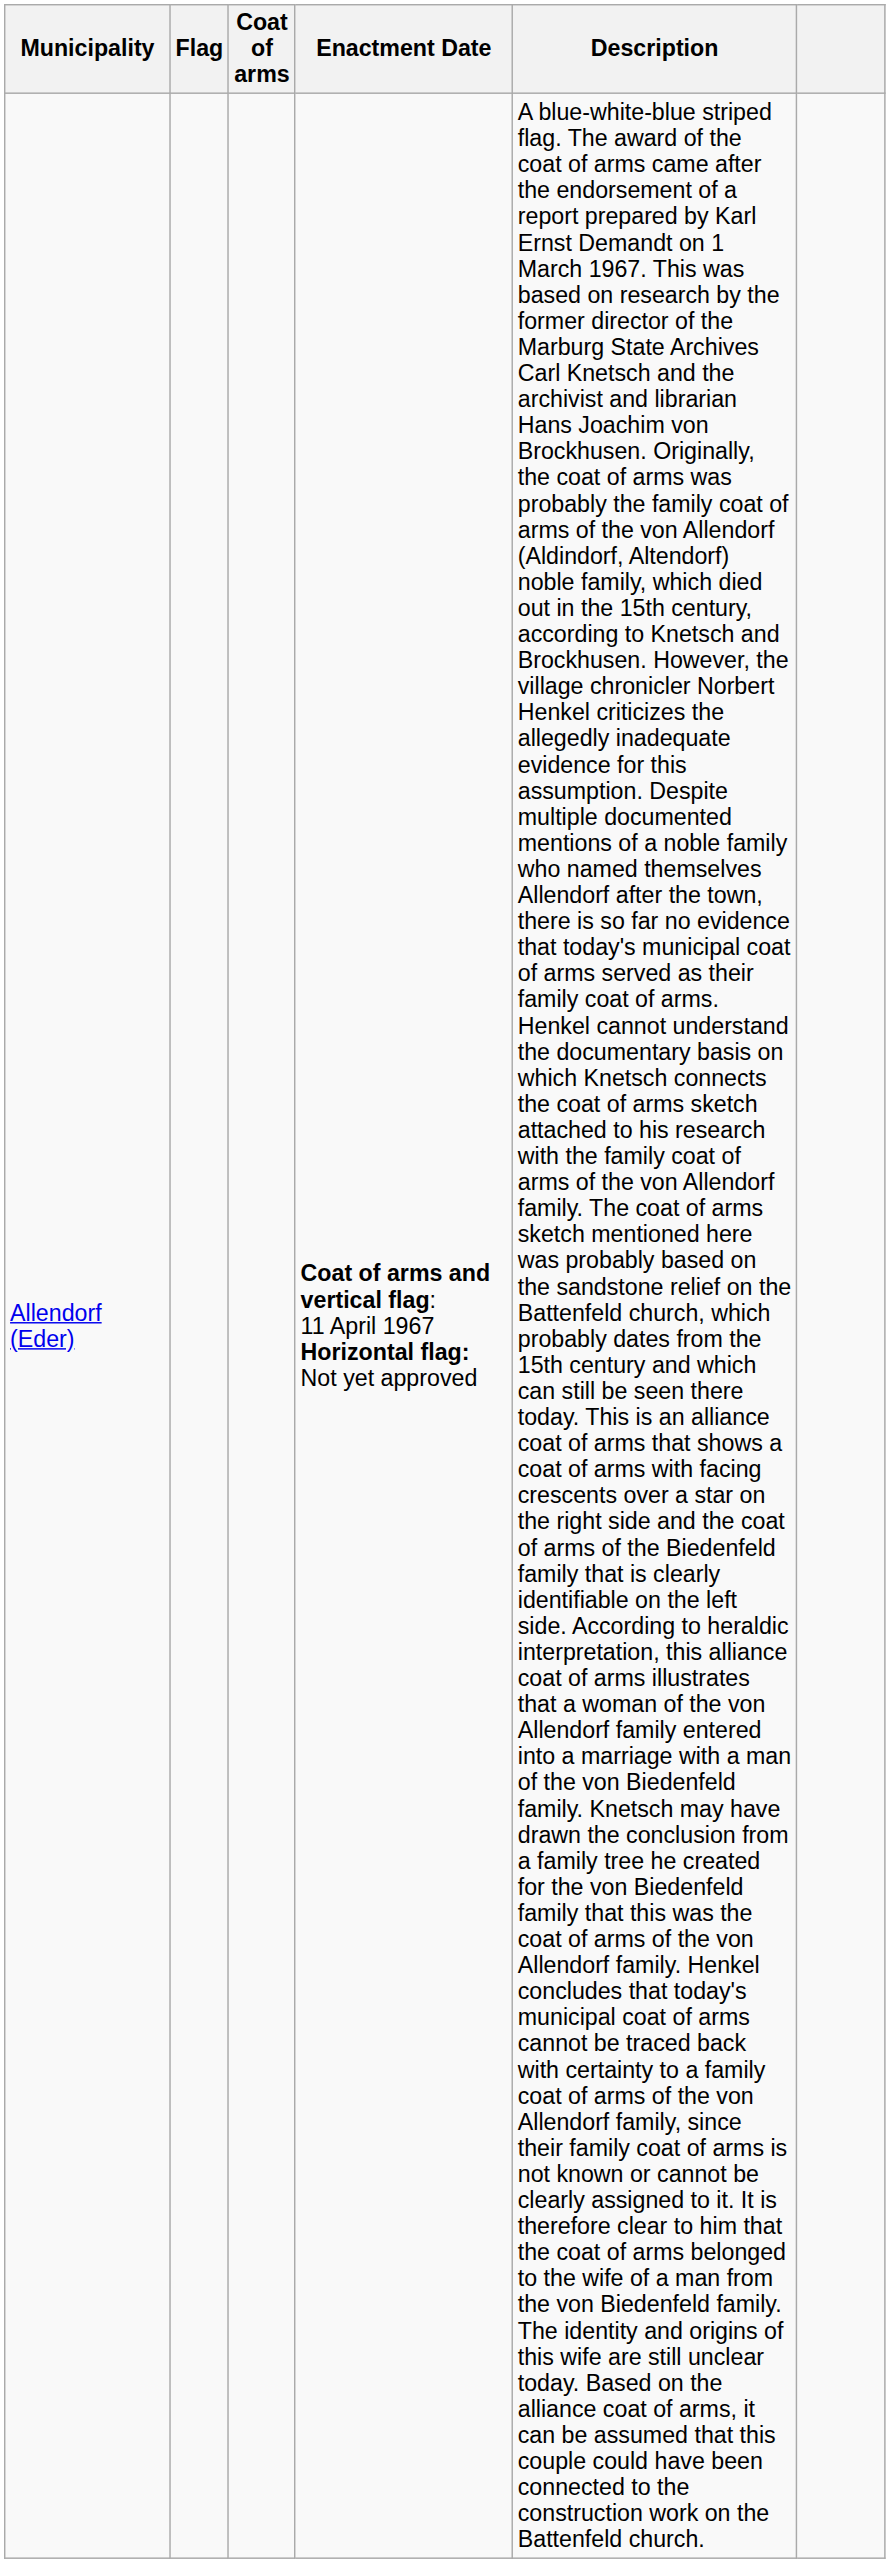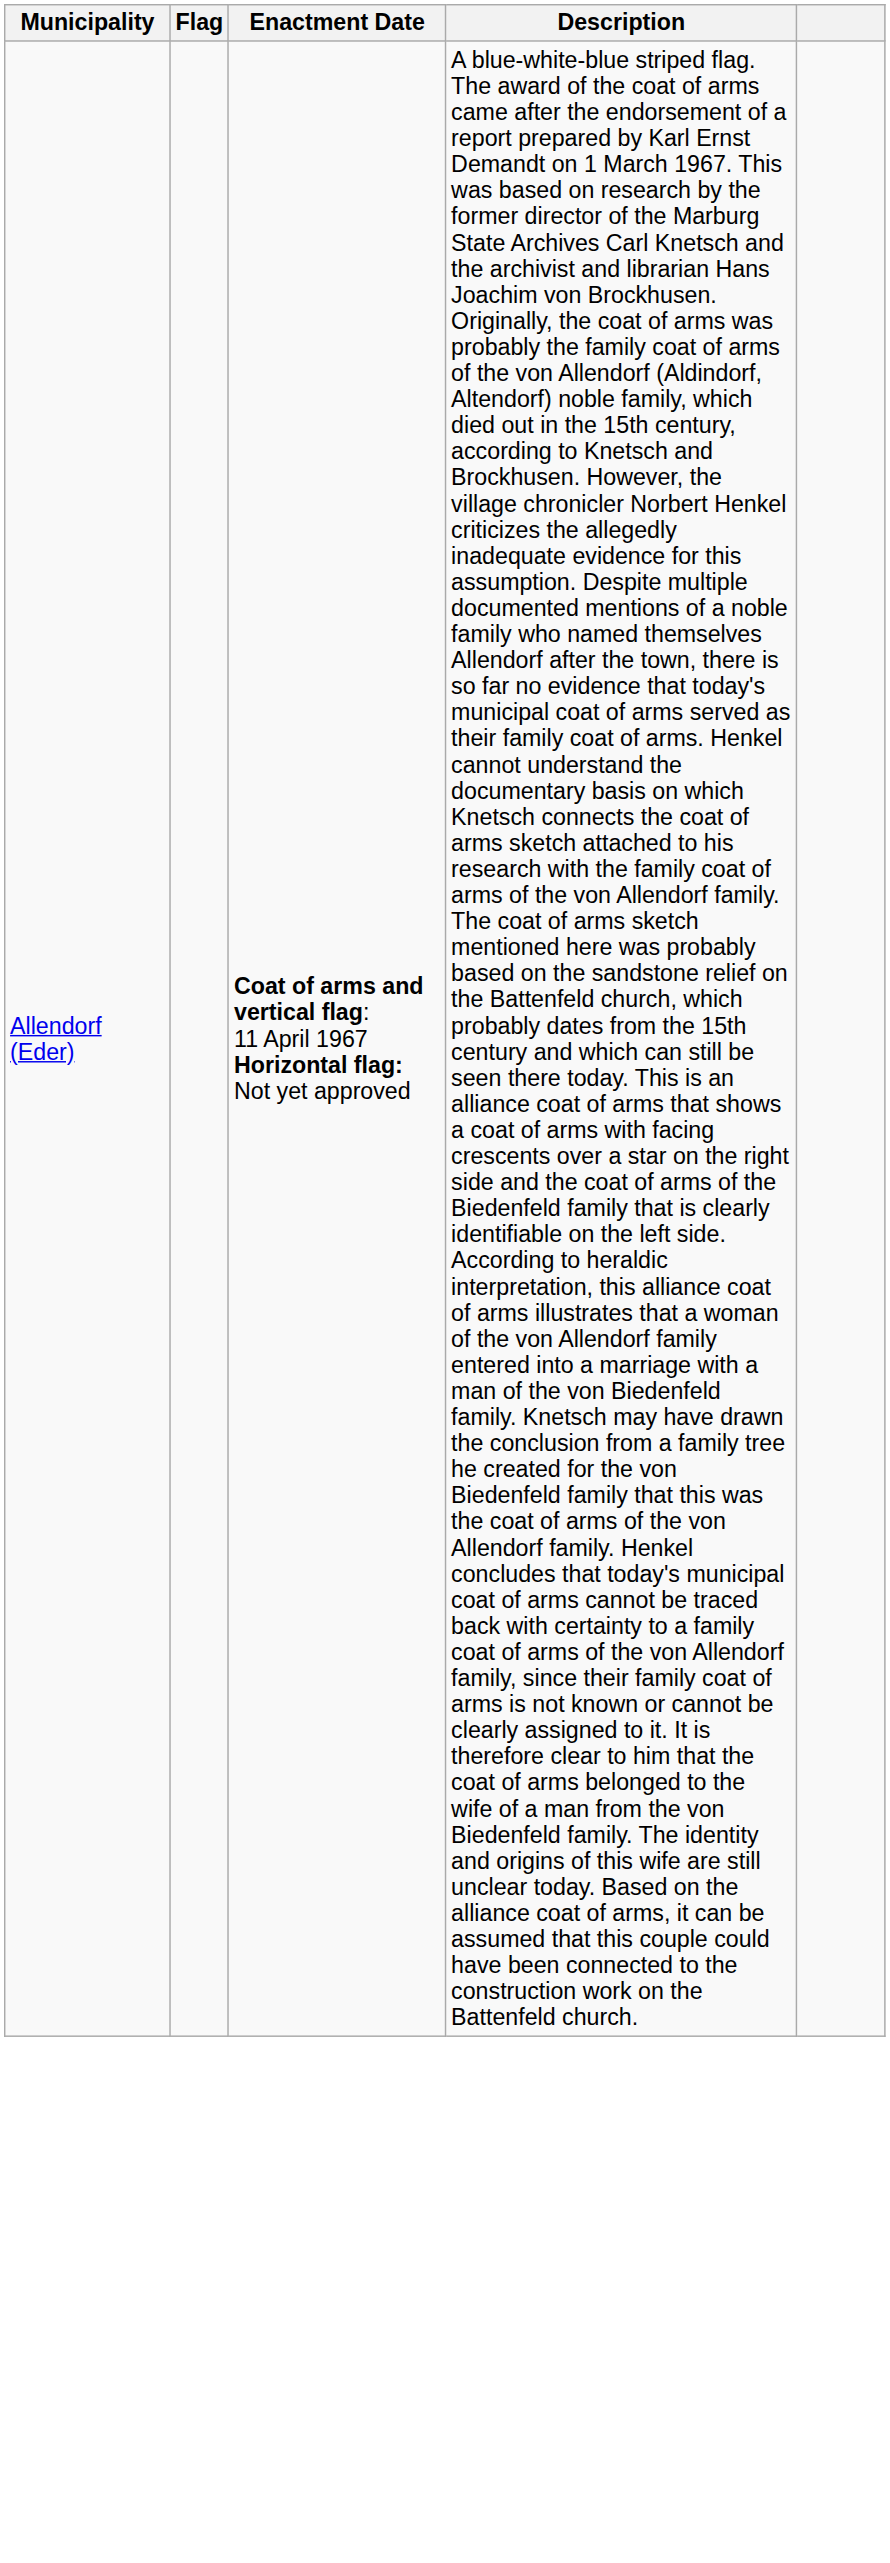- column: (262, 48)
